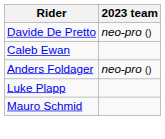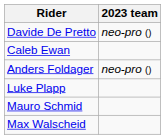+ row: (46, 124)
